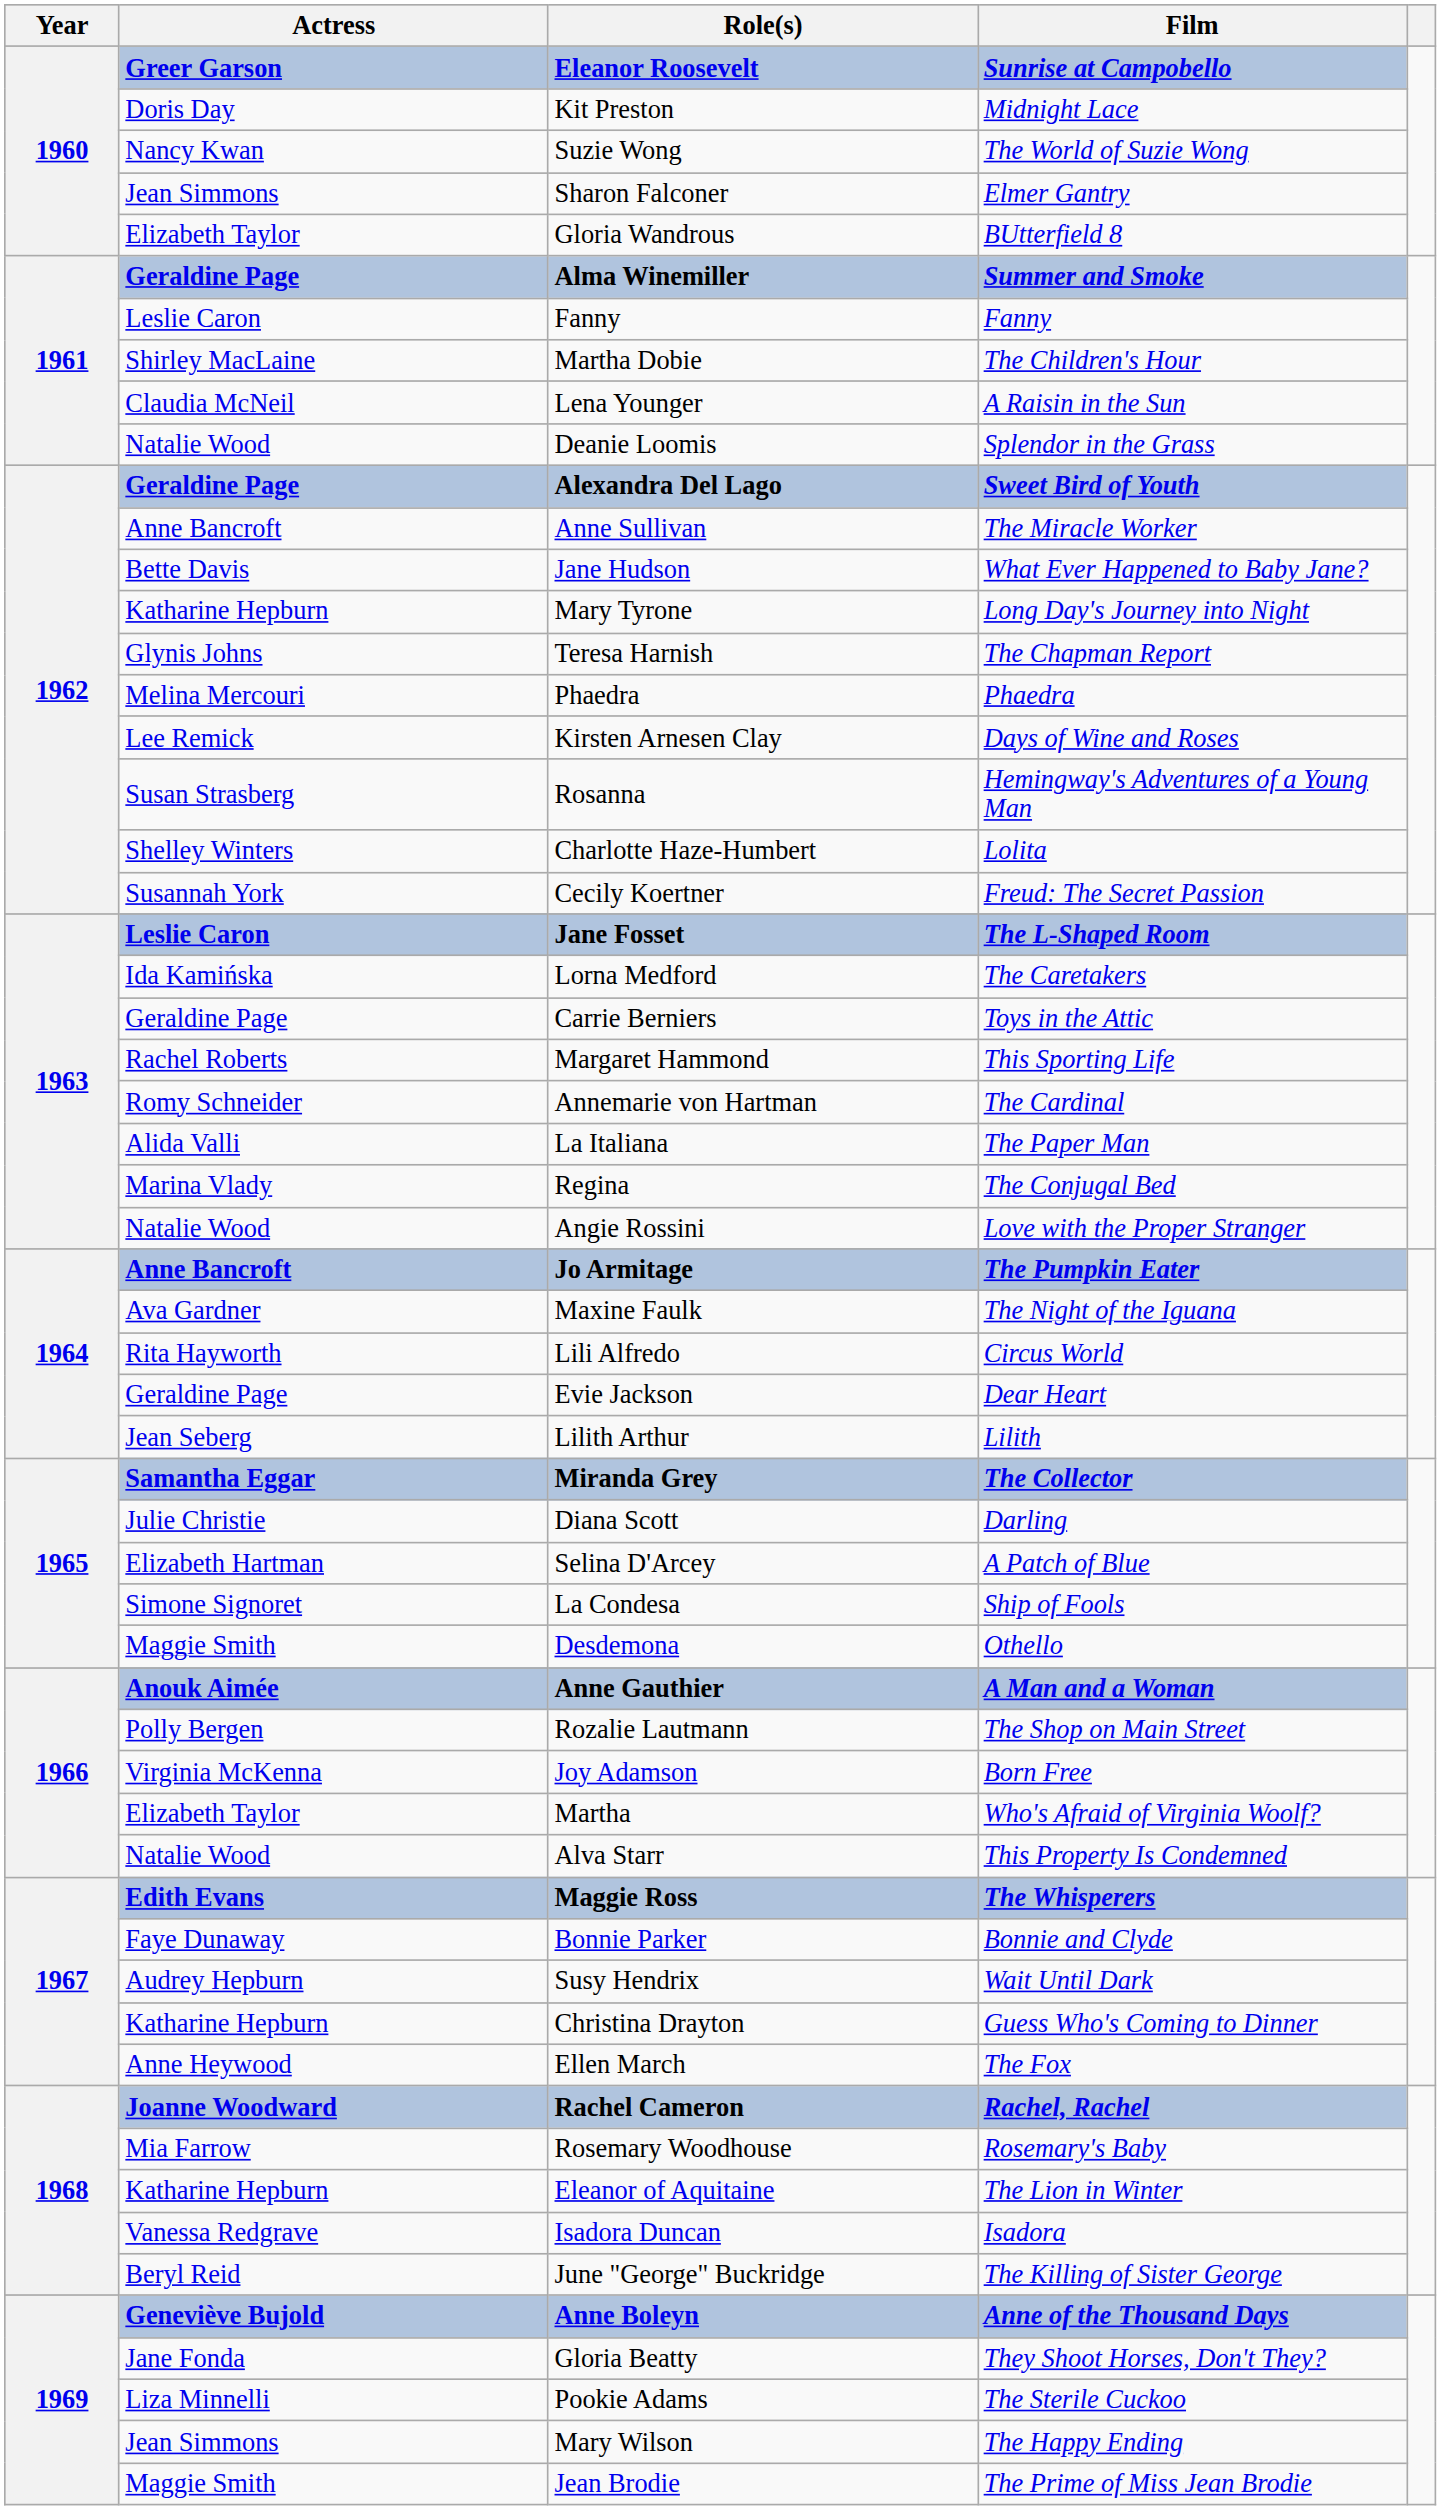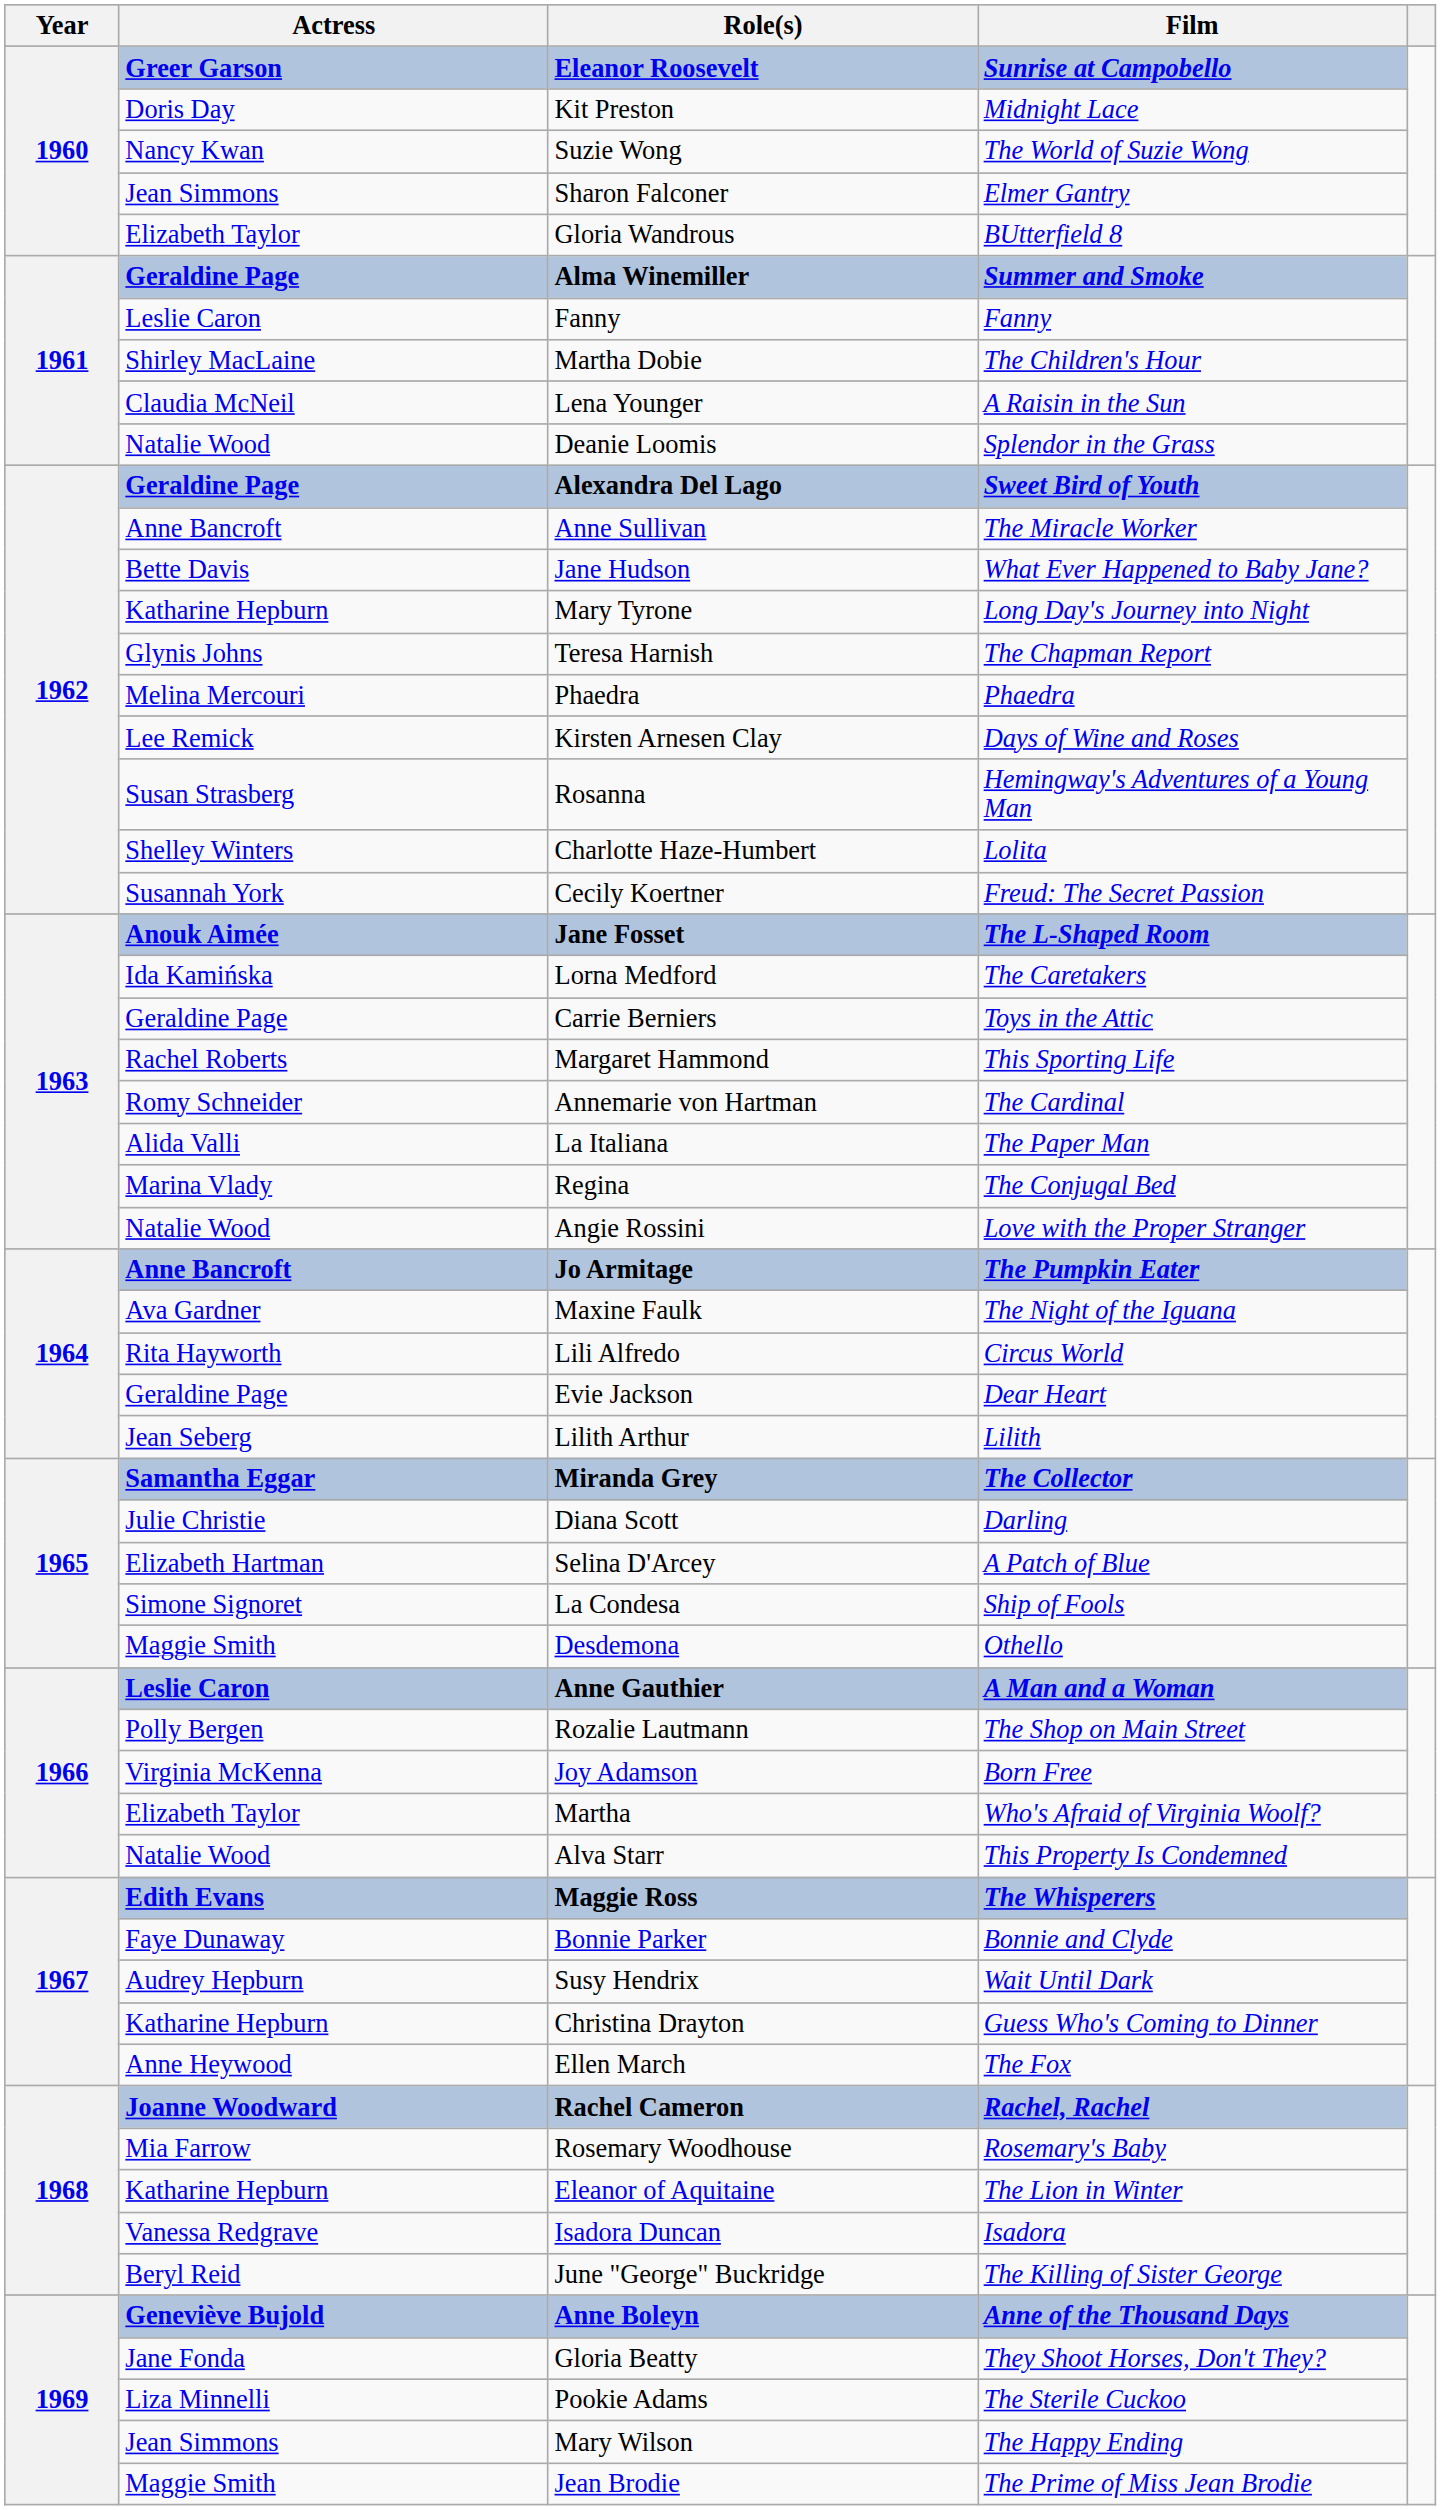(197, 934) Leslie Caron -> (202, 934) Anouk Aimée
(202, 1688) Anouk Aimée -> (197, 1688) Leslie Caron
